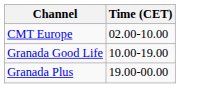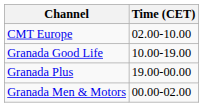+ row: (67, 92)
